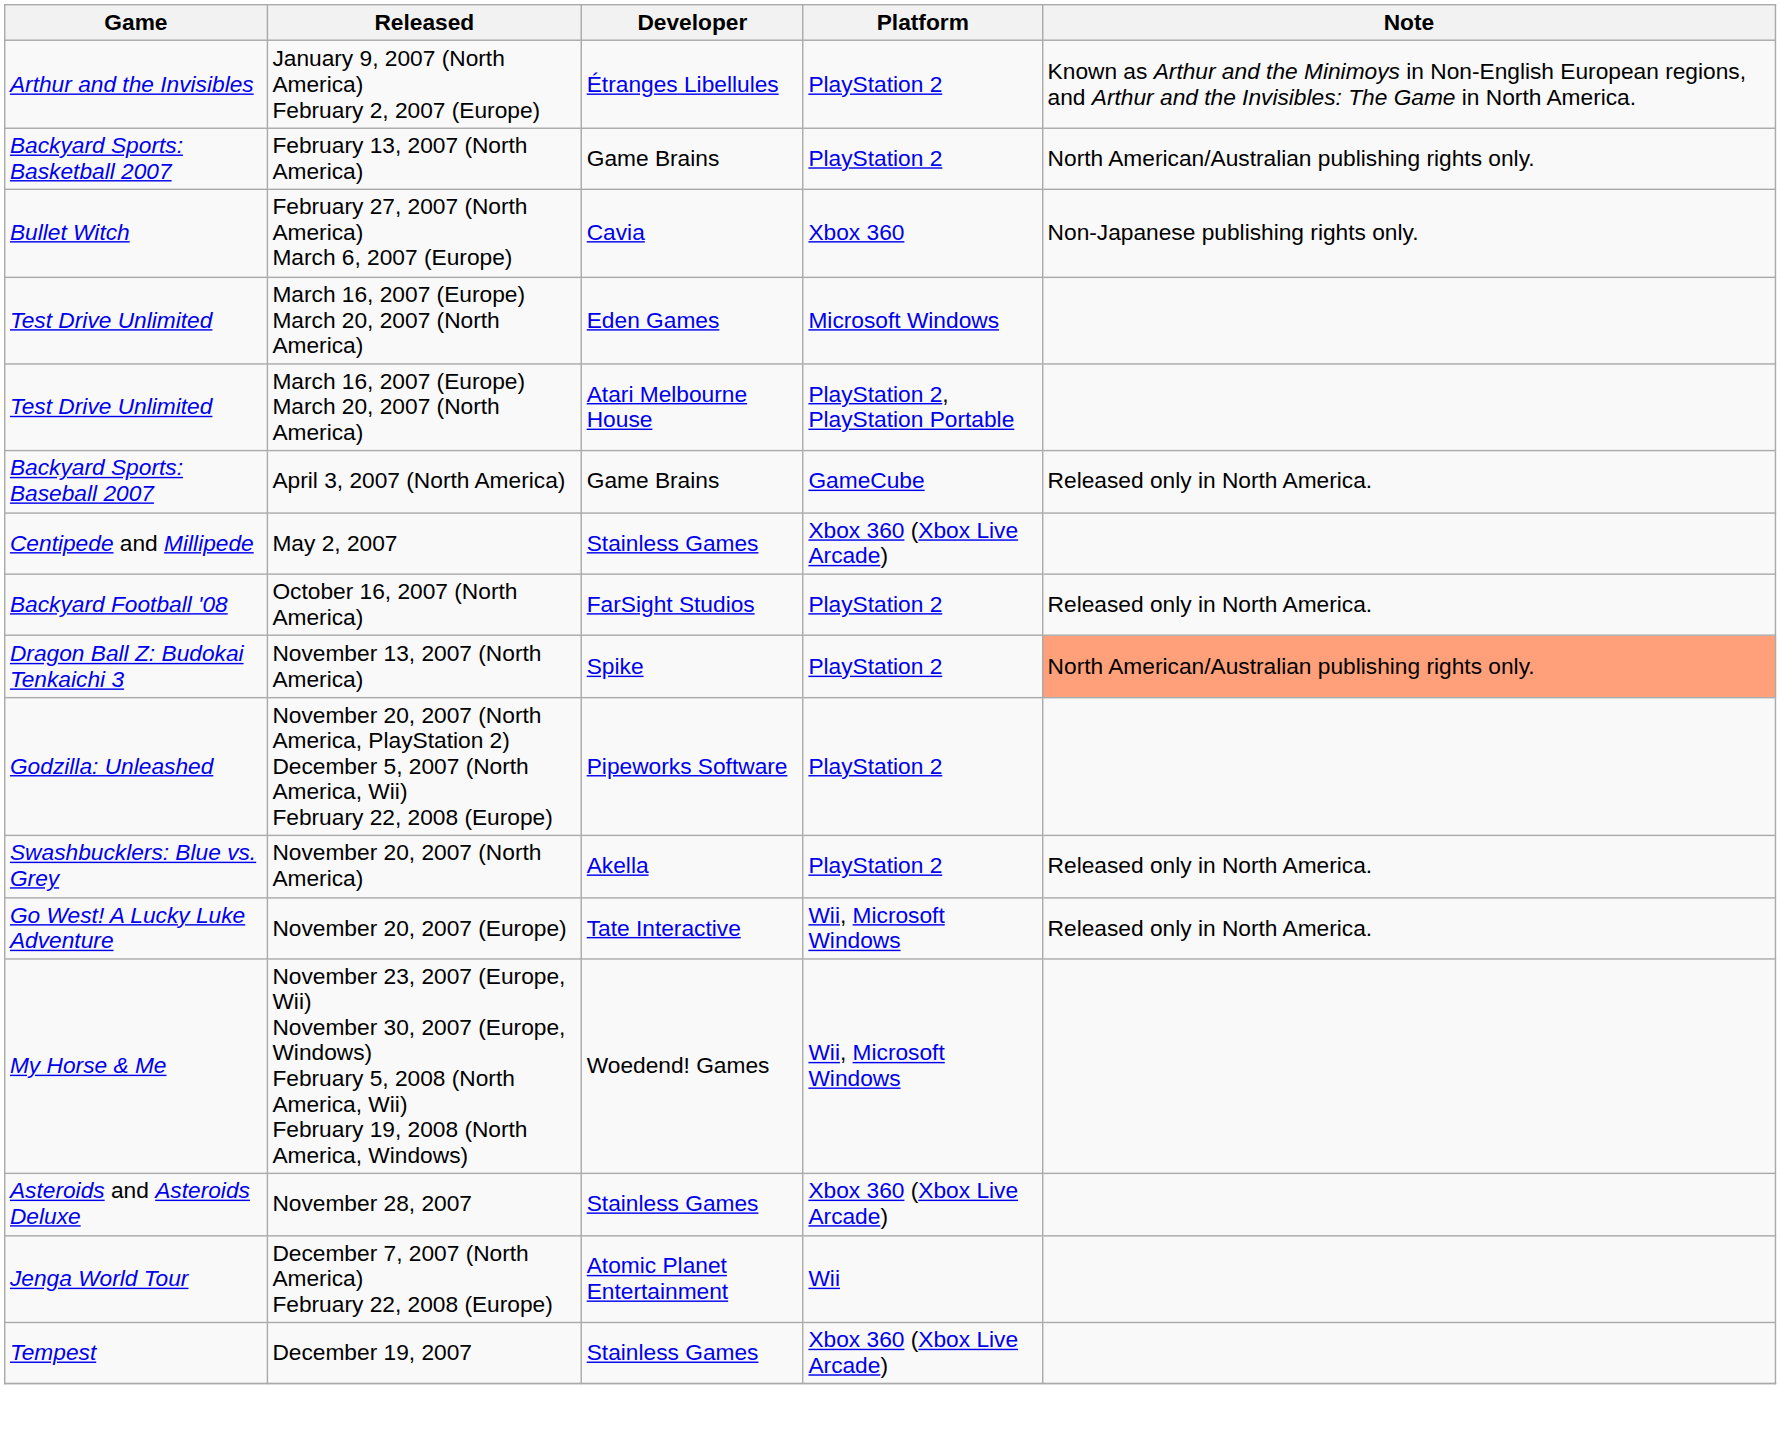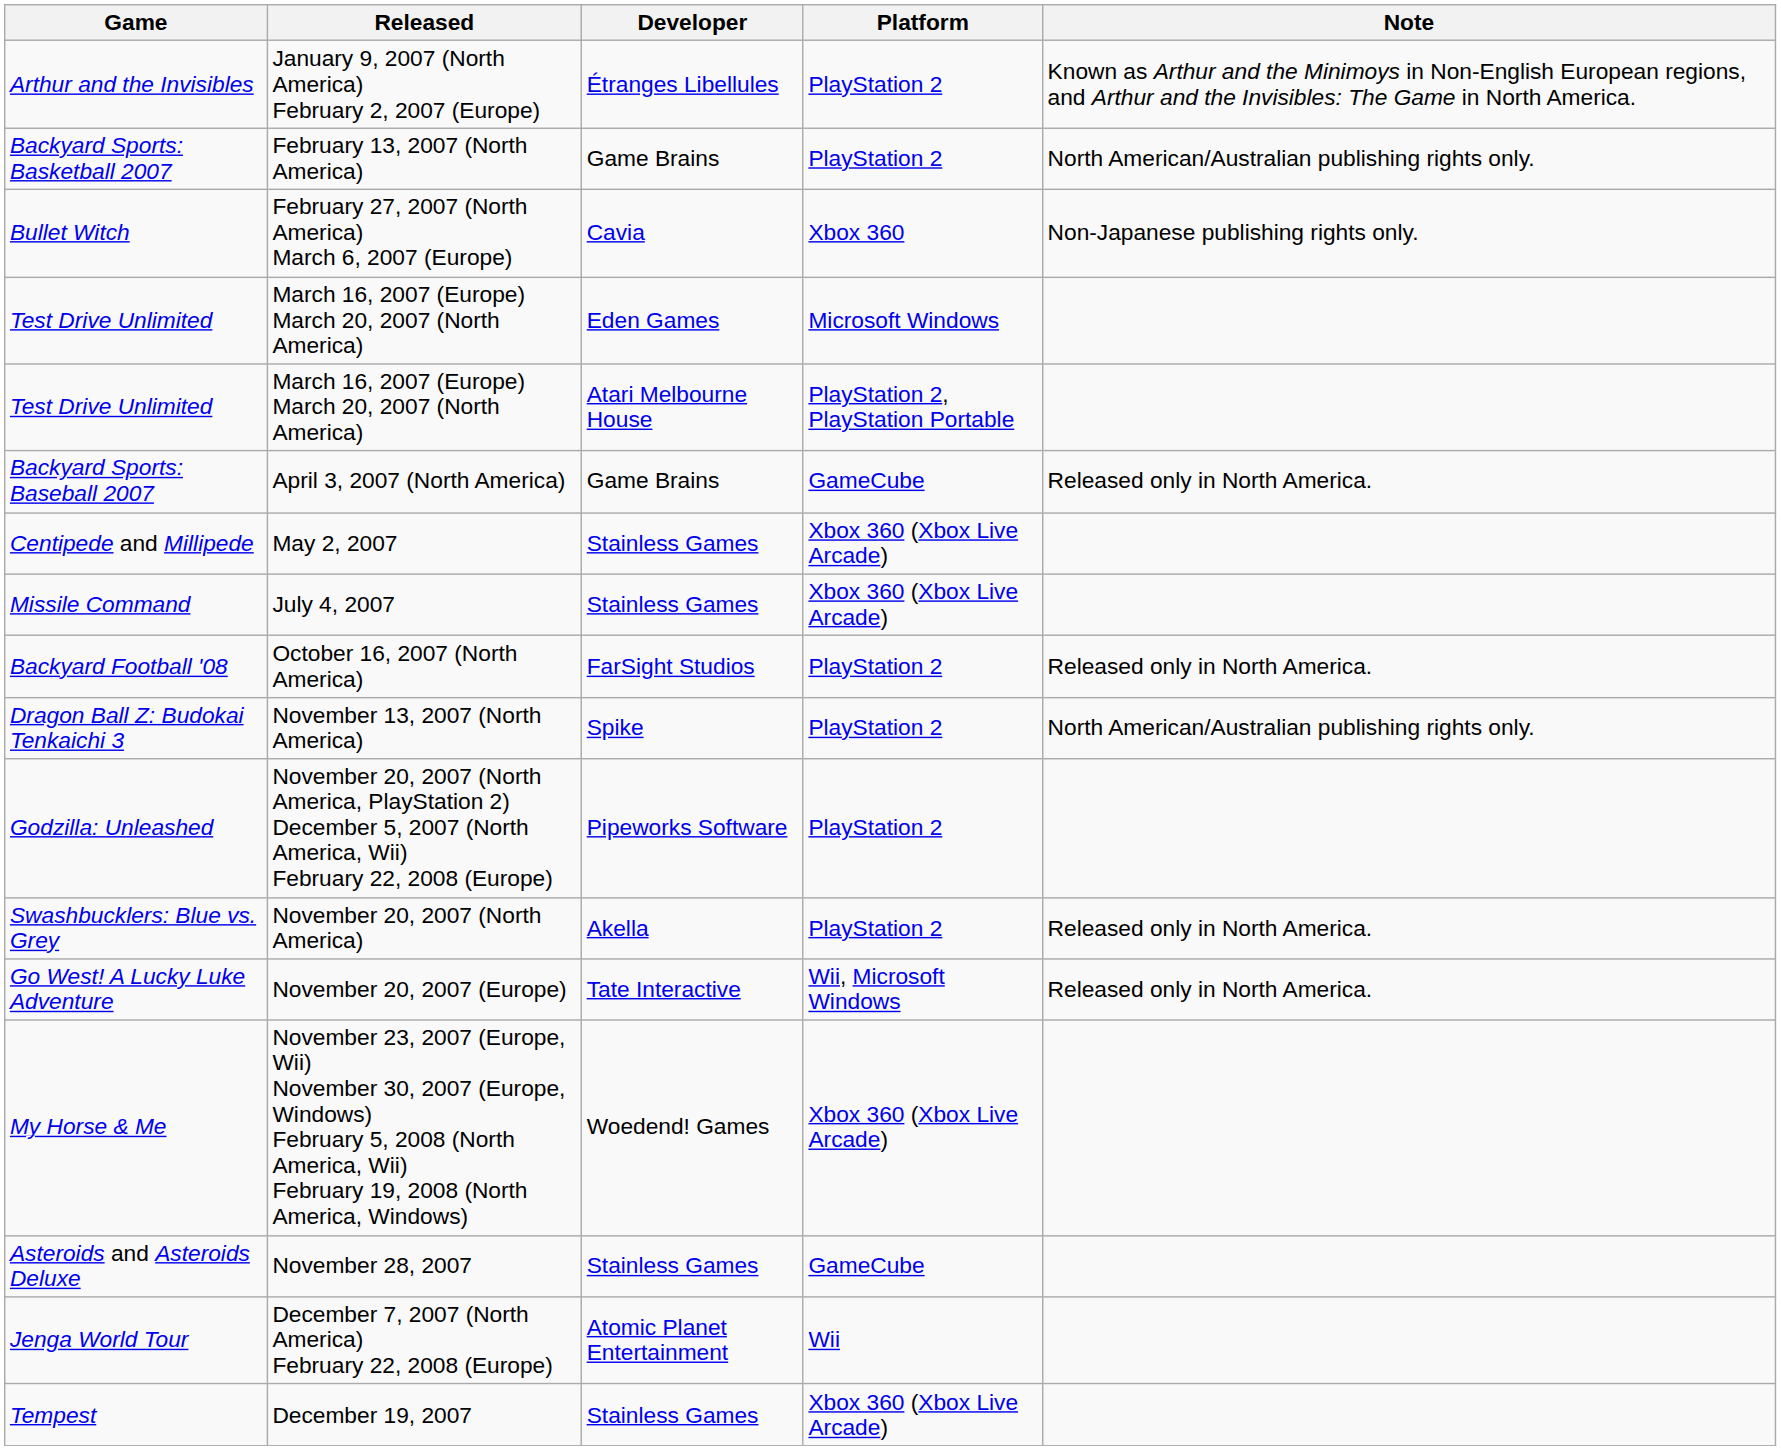+ row: (100, 604)
(1291, 666) lightsalmon background -> (1291, 727) no background
(877, 1066) Wii, Microsoft Windows -> (913, 1127) Xbox 360 (Xbox Live Arcade)
(913, 1204) Xbox 360 (Xbox Live Arcade) -> (867, 1265) GameCube
